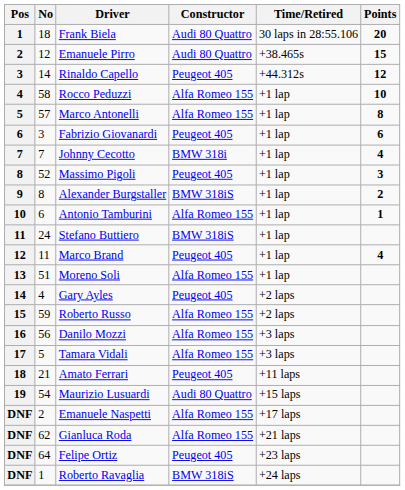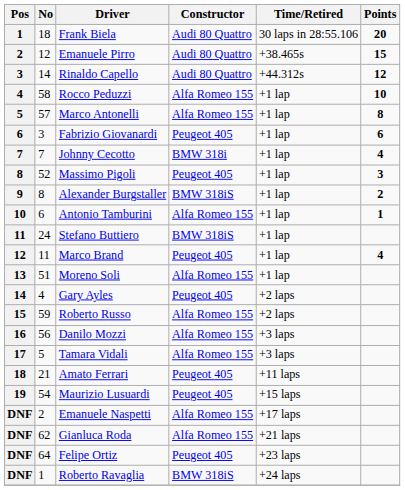(202, 74) Peugeot 405 -> (212, 74) Audi 80 Quattro
(212, 395) Audi 80 Quattro -> (202, 395) Peugeot 405
